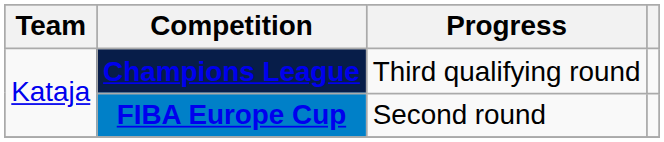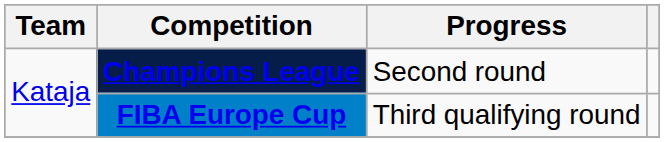(507, 70) Third qualifying round -> (459, 70) Second round
(459, 114) Second round -> (507, 114) Third qualifying round
